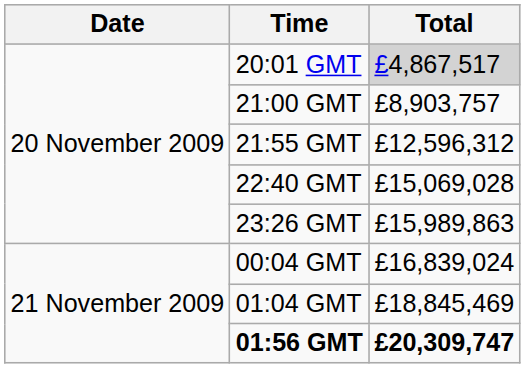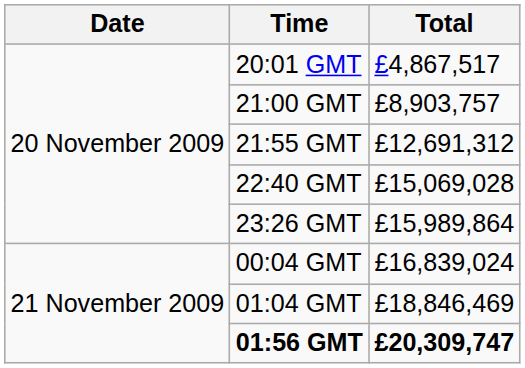(437, 64) lightgrey background -> (437, 64) no background
(444, 143) £12,596,312 -> (444, 143) £12,691,312
(444, 223) £15,989,863 -> (444, 223) £15,989,864
(444, 303) £18,845,469 -> (444, 303) £18,846,469
